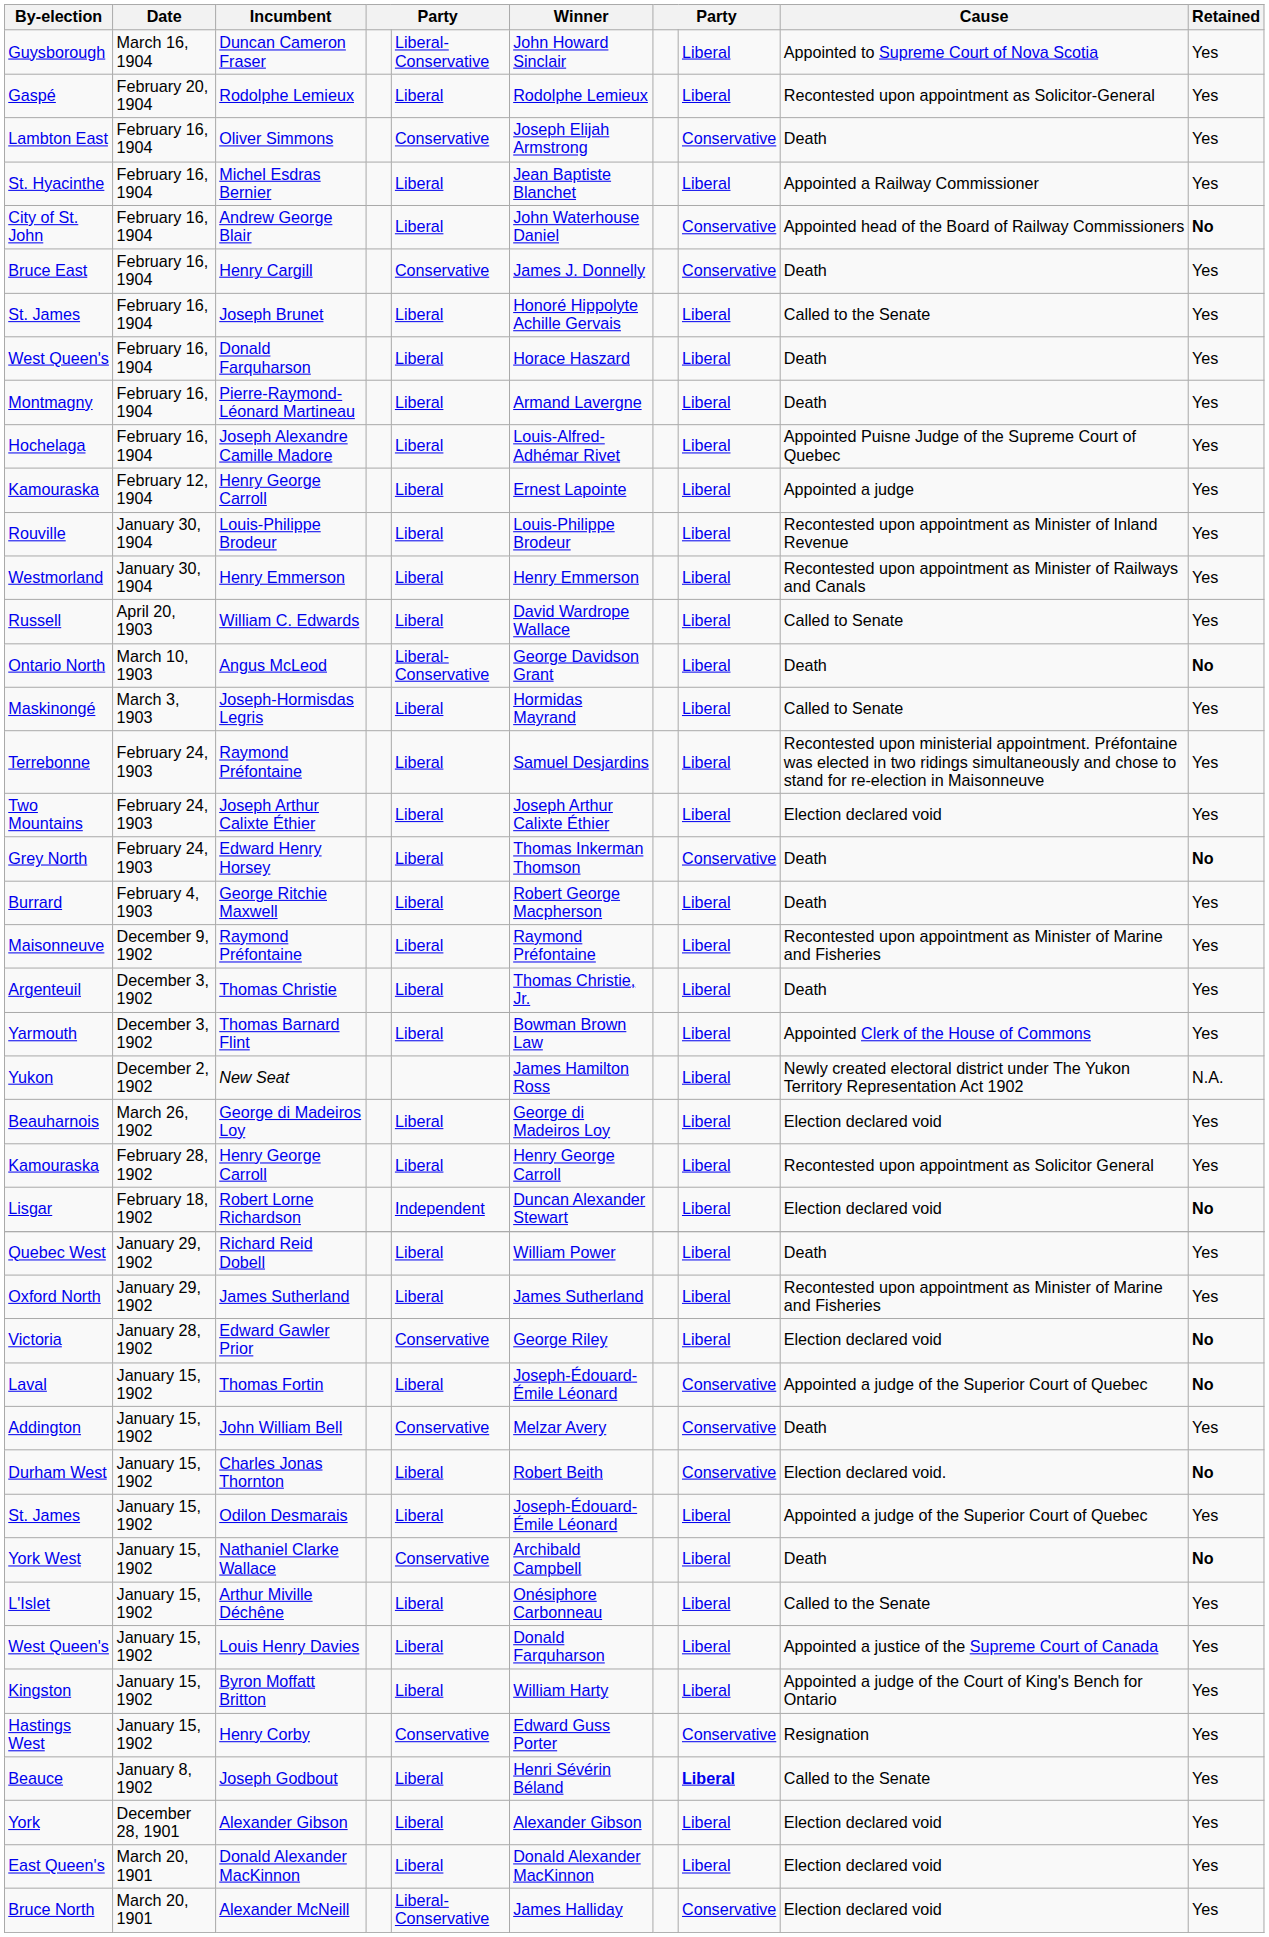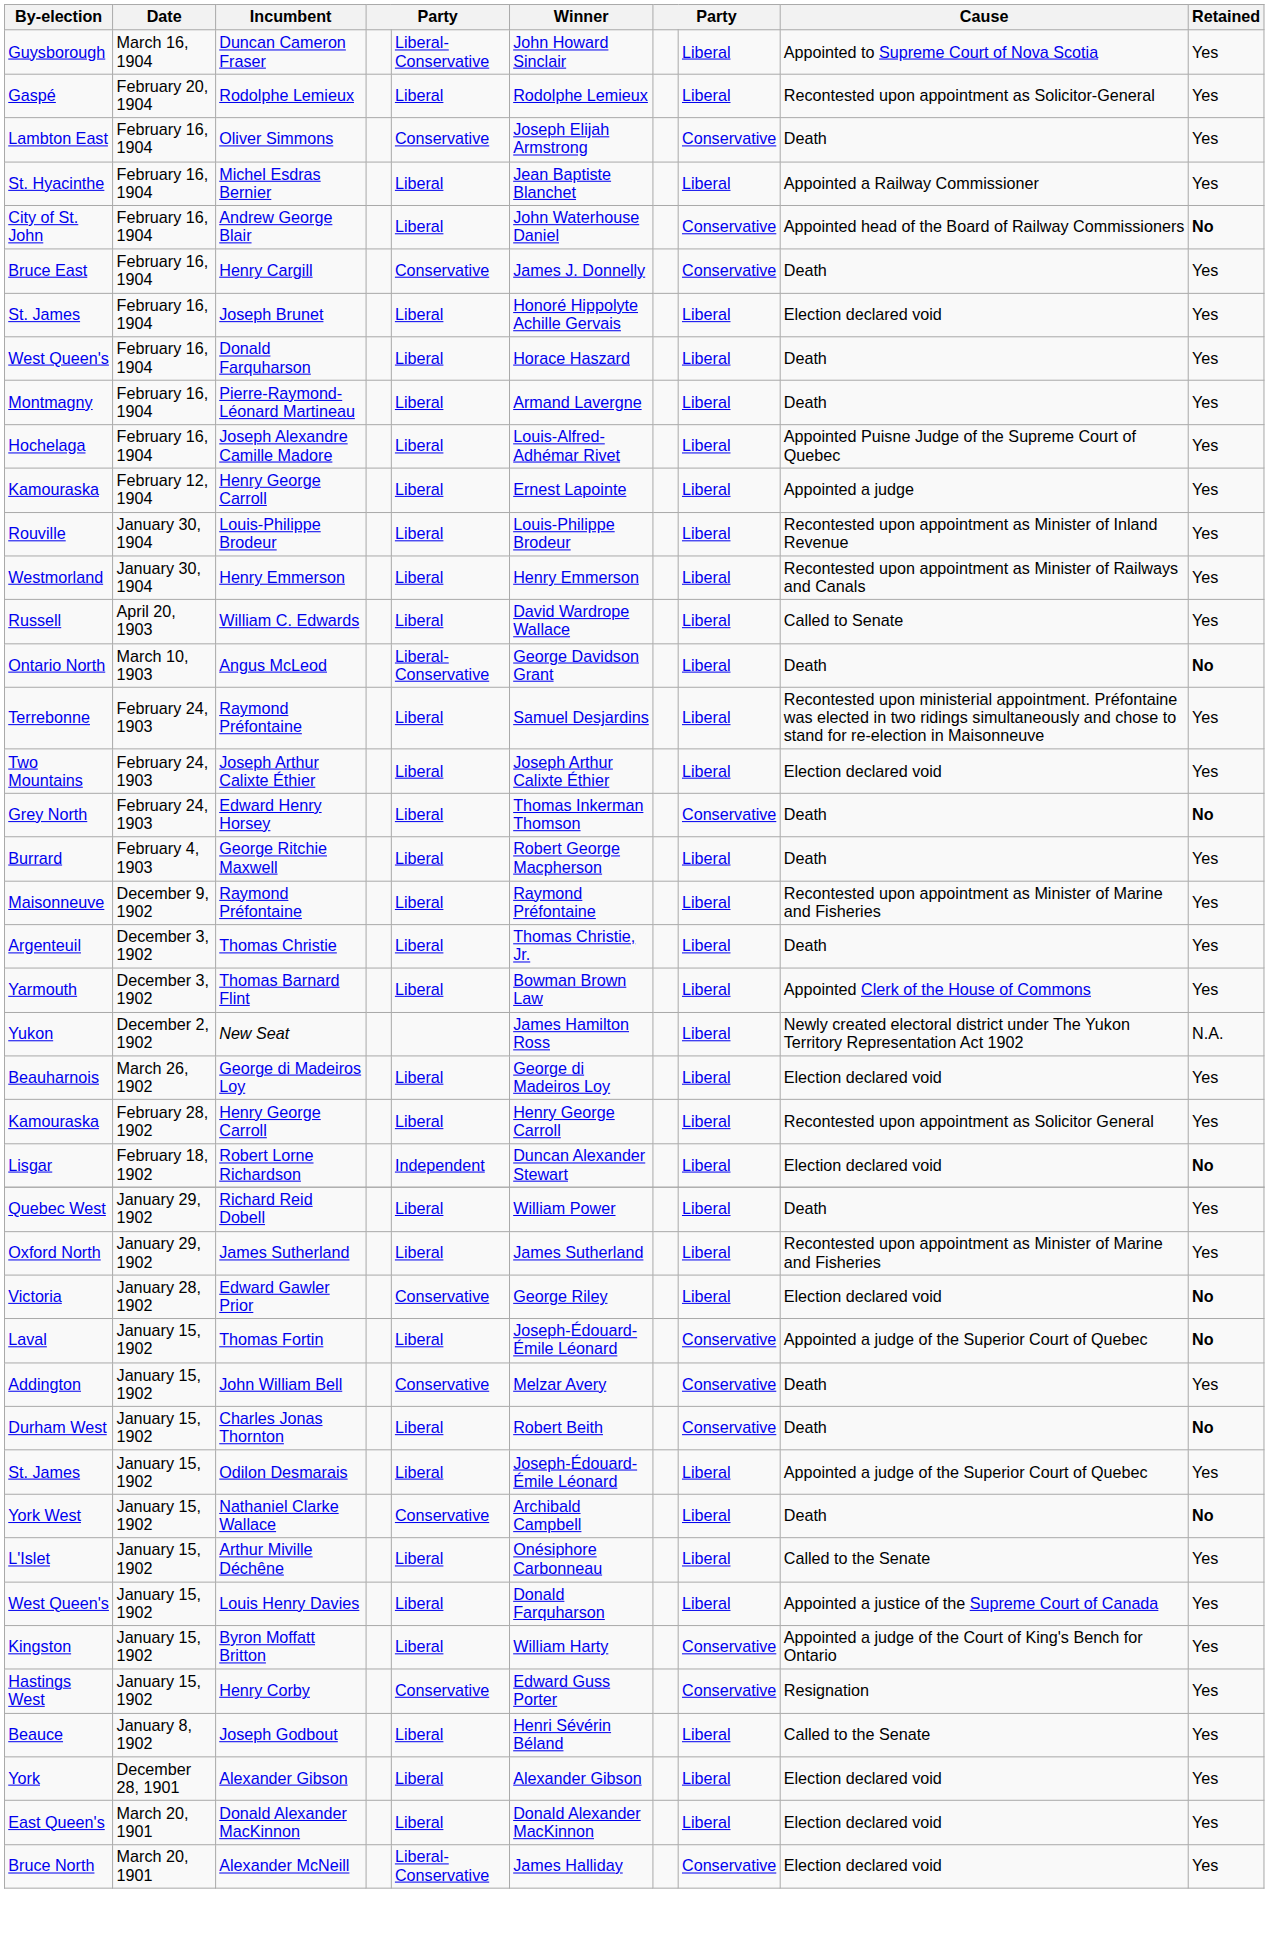(857, 314) Called to the Senate -> (863, 314) Election declared void
- row: (148, 709)
(865, 1472) Election declared void. -> (805, 1428) Death
(706, 1691) Liberal -> (729, 1647) Conservative
(708, 1778) bold -> (706, 1734) normal
